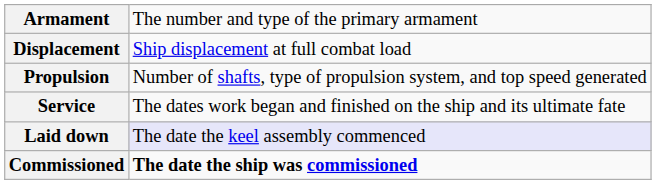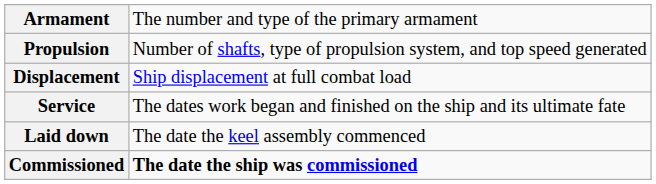rows swapped: (66, 48) <-> (66, 77)
(279, 135) lavender background -> (279, 135) no background
